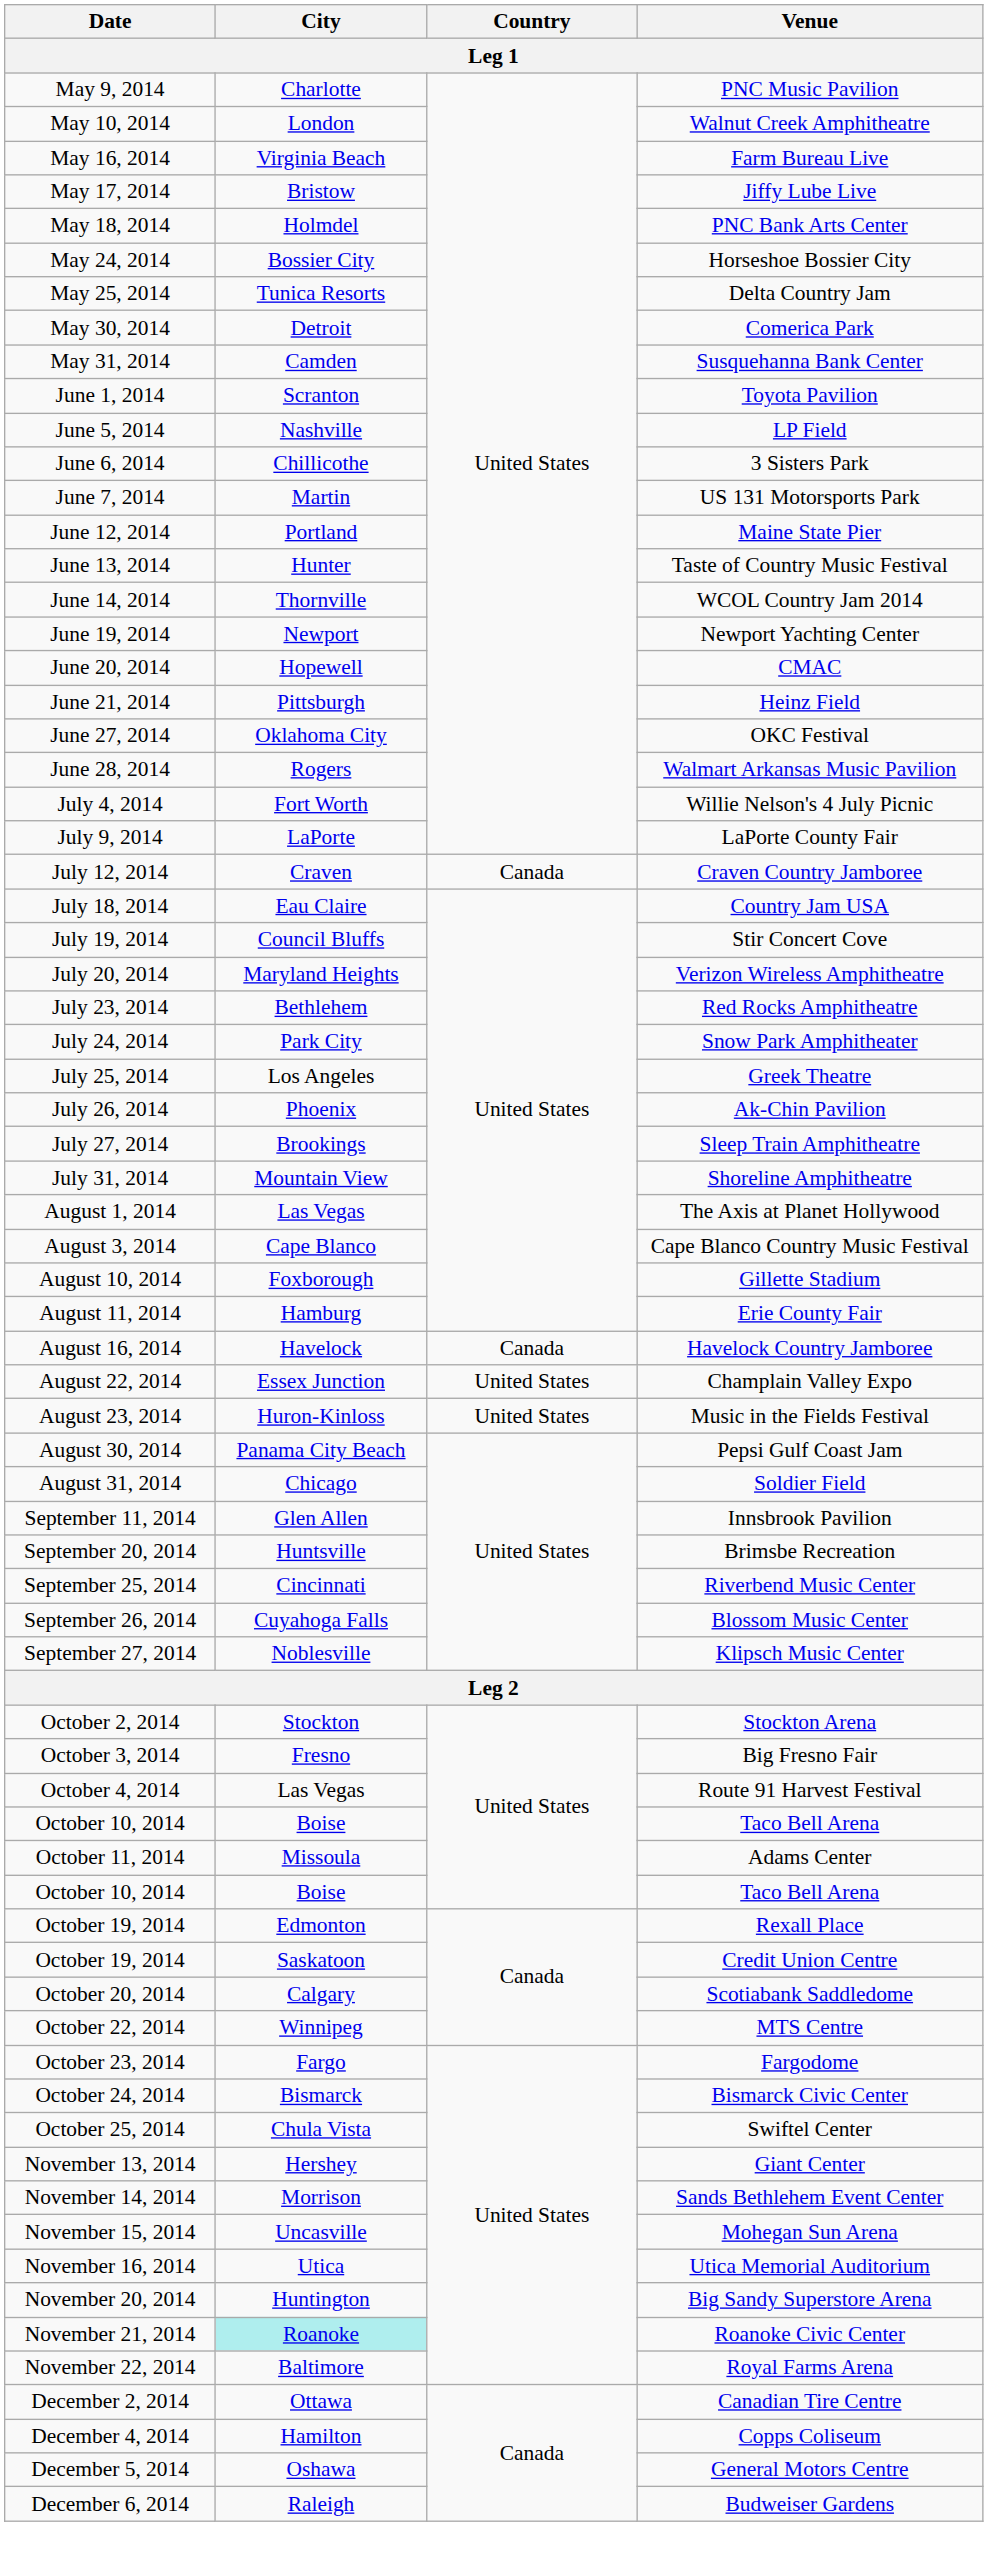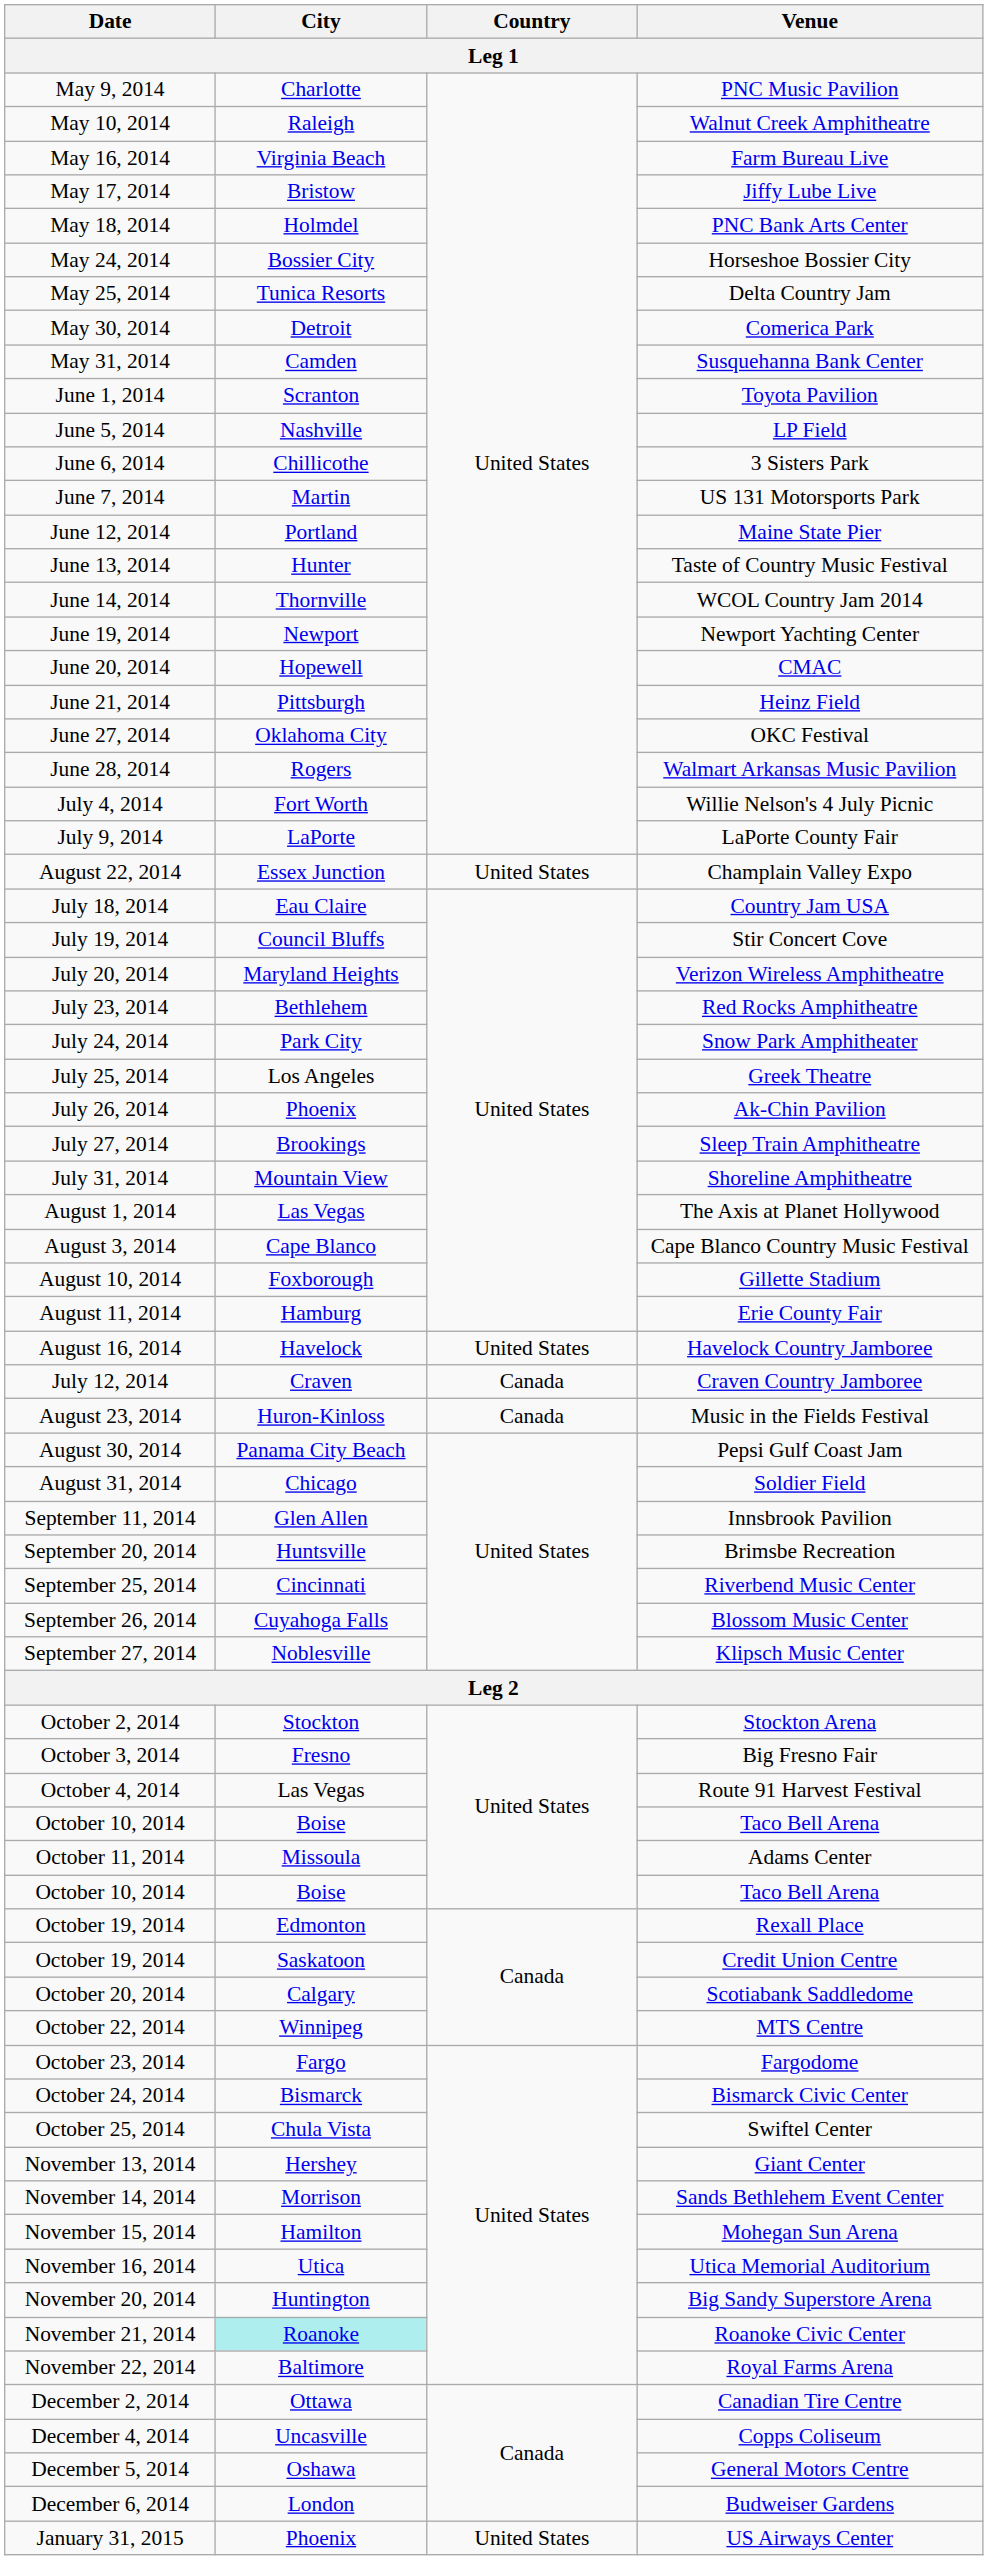(321, 123) London -> (321, 123) Raleigh
rows swapped: (110, 871) <-> (110, 1381)
(532, 1347) Canada -> (532, 1347) United States
(532, 1415) United States -> (532, 1415) Canada
(321, 2231) Uncasville -> (321, 2231) Hamilton
(321, 2435) Hamilton -> (321, 2435) Uncasville
(321, 2503) Raleigh -> (321, 2503) London
+ row: (110, 2537)
